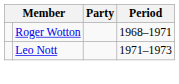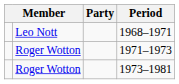(48, 32) Roger Wotton -> (36, 32) Leo Nott
(36, 50) Leo Nott -> (48, 50) Roger Wotton
+ row: (146, 69)
